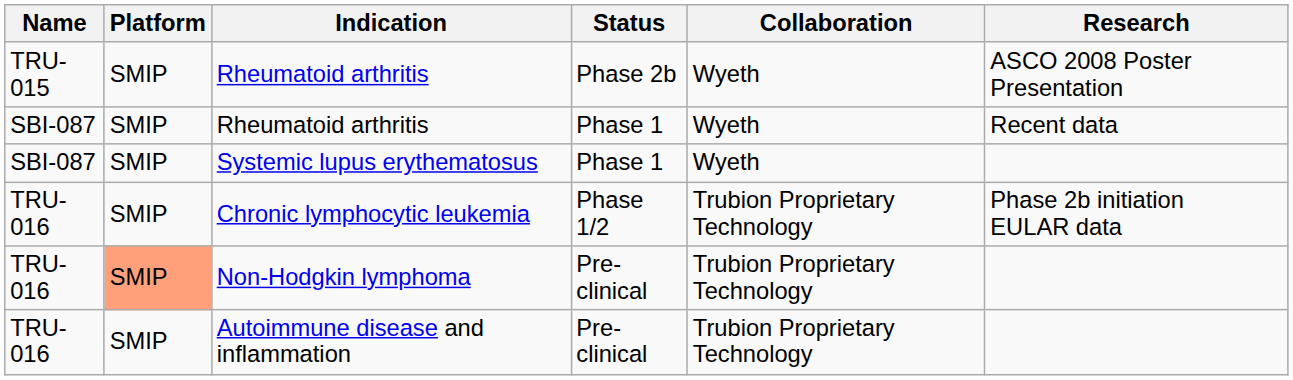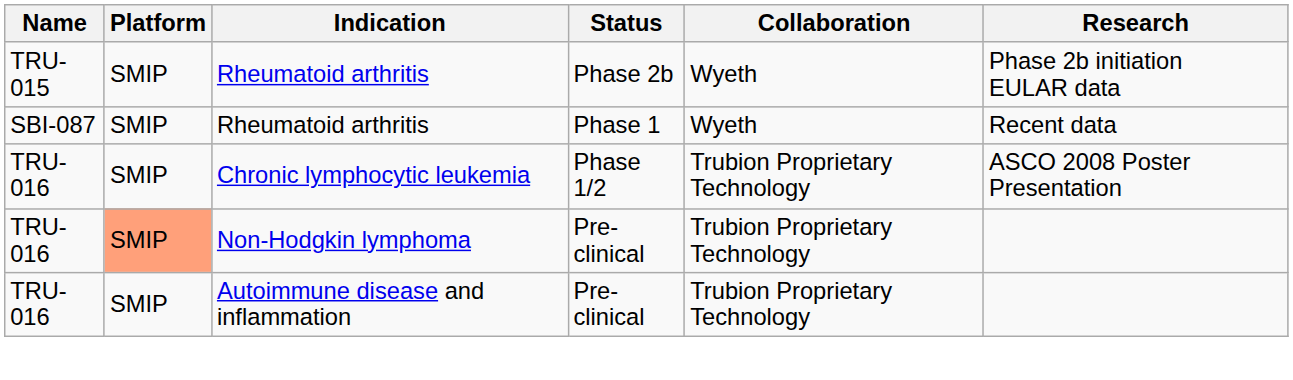(1091, 74) ASCO 2008 Poster Presentation -> (1086, 74) Phase 2b initiation EULAR data
- row: (377, 162)
(1087, 213) Phase 2b initiation EULAR data -> (1090, 175) ASCO 2008 Poster Presentation
